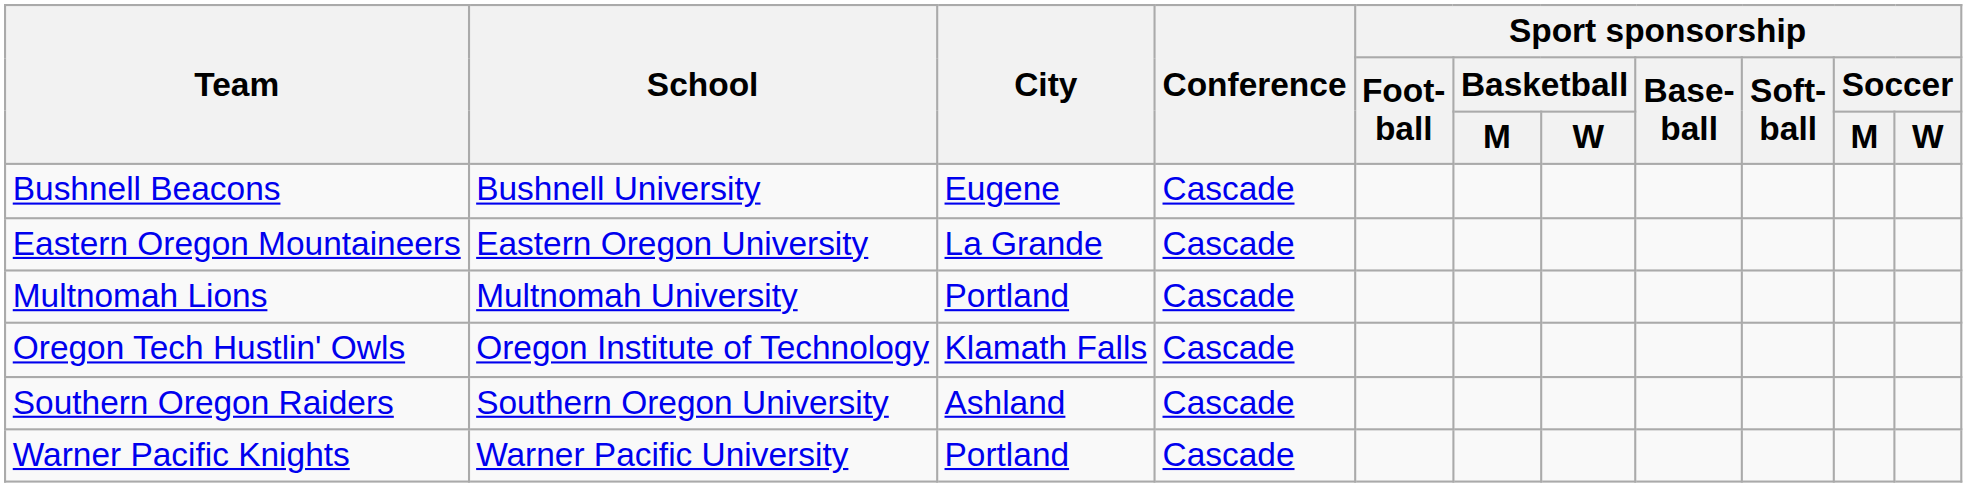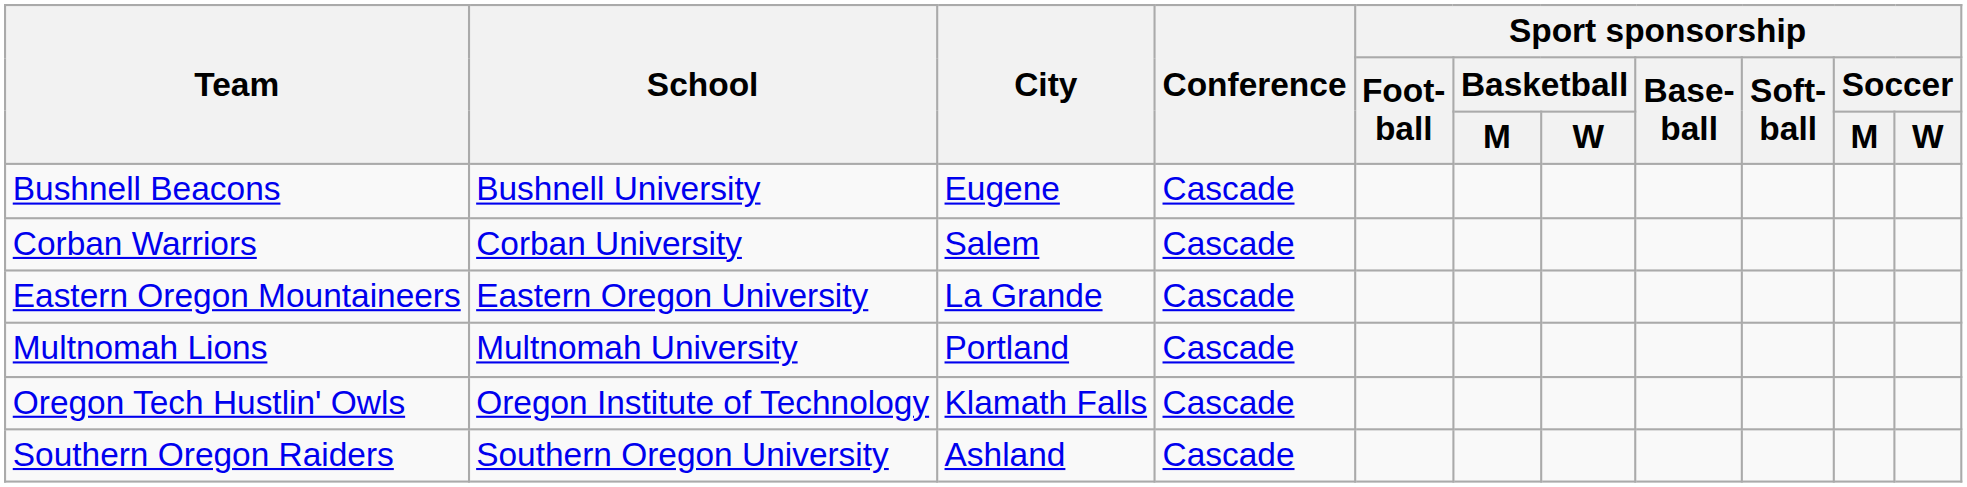+ row: (135, 243)
- row: (181, 455)
